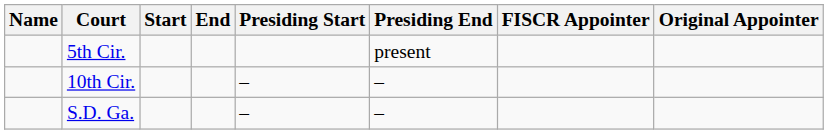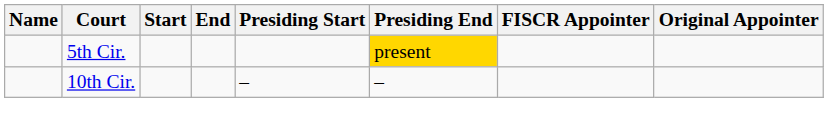(402, 50) no background -> (402, 50) gold background
- row: (101, 112)
